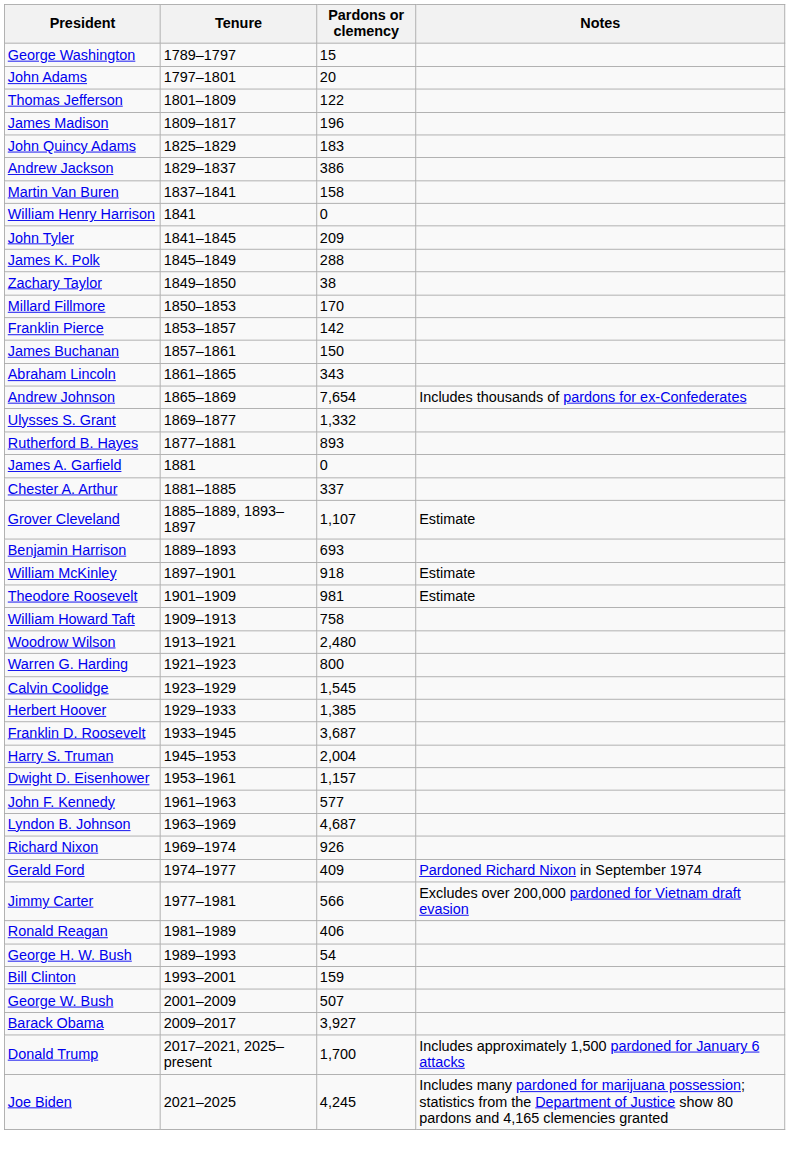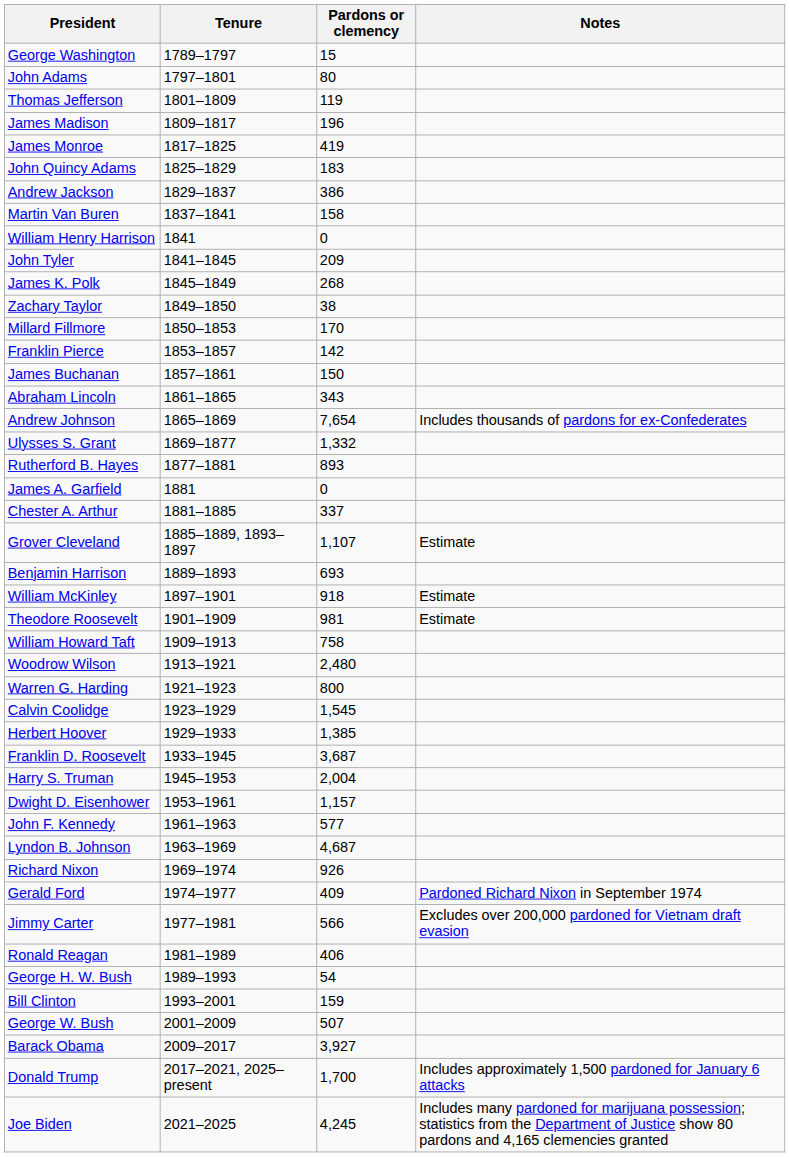(328, 77) 20 -> (328, 77) 80
(332, 100) 122 -> (331, 100) 119
+ row: (55, 146)
(332, 260) 288 -> (332, 283) 268
